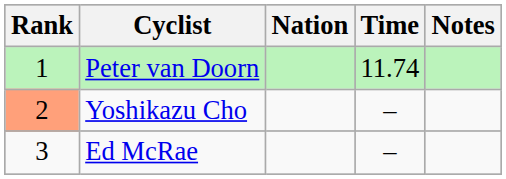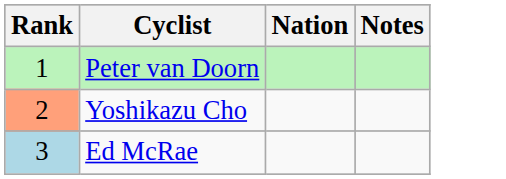- column: (390, 25)
(42, 151) no background -> (42, 151) lightblue background
